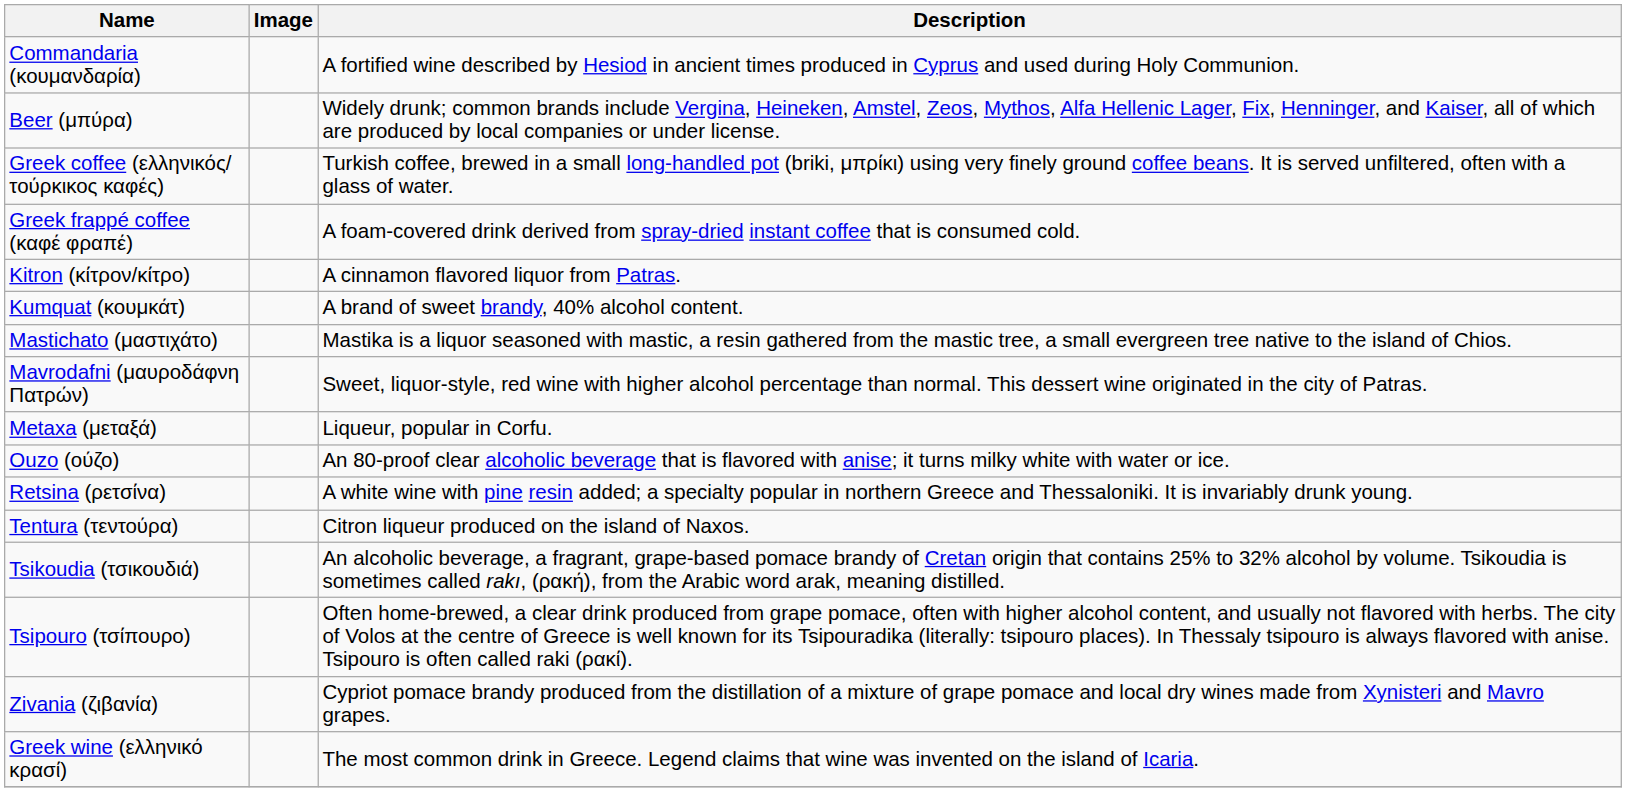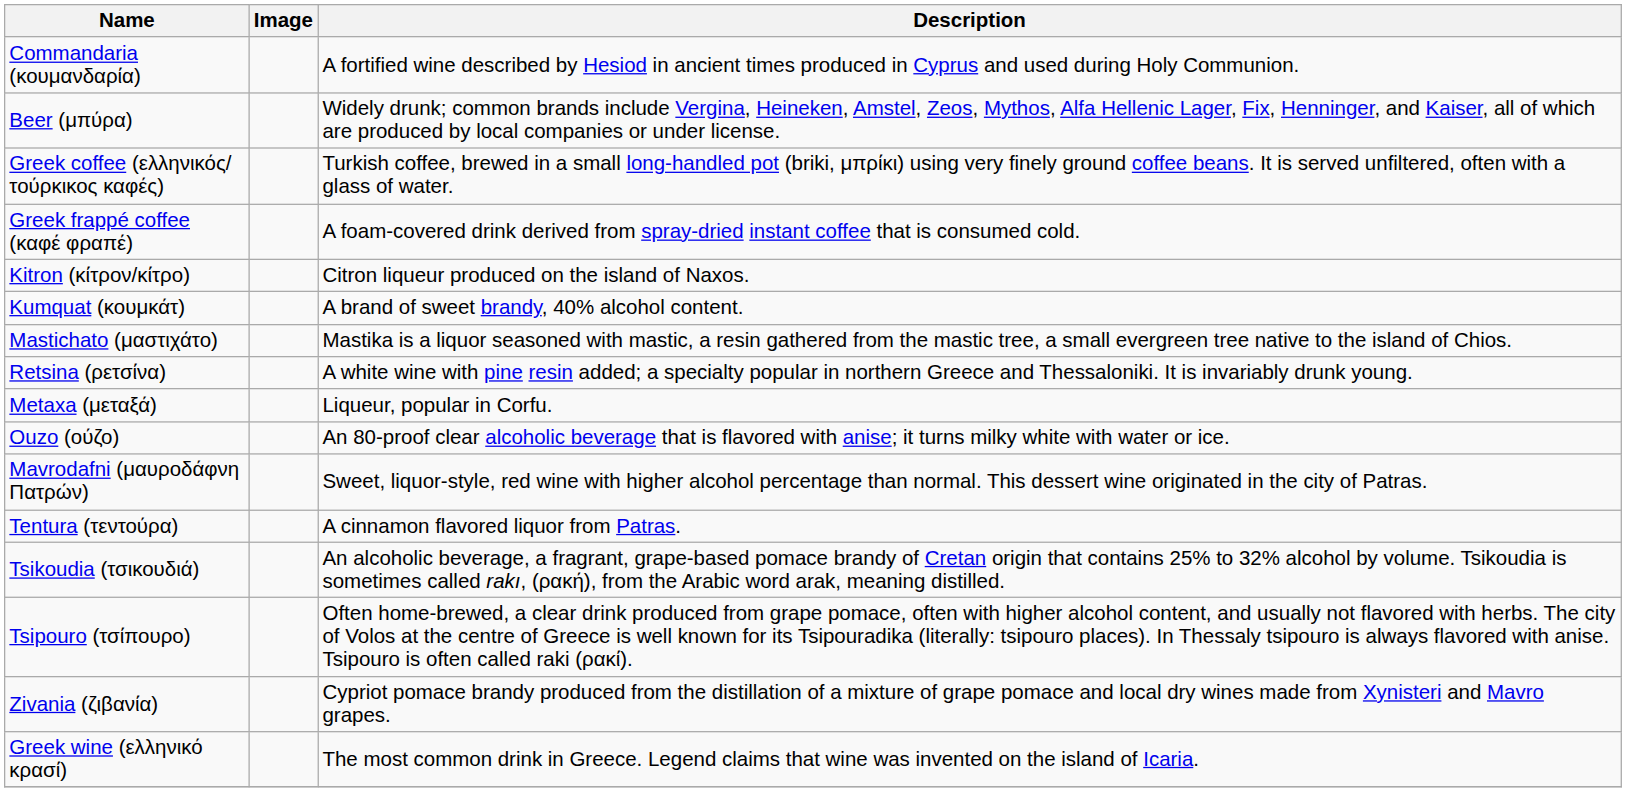(502, 275) A cinnamon flavored liquor from Patras. -> (536, 275) Citron liqueur produced on the island of Naxos.
rows swapped: (124, 384) <-> (88, 493)
(536, 525) Citron liqueur produced on the island of Naxos. -> (502, 525) A cinnamon flavored liquor from Patras.
